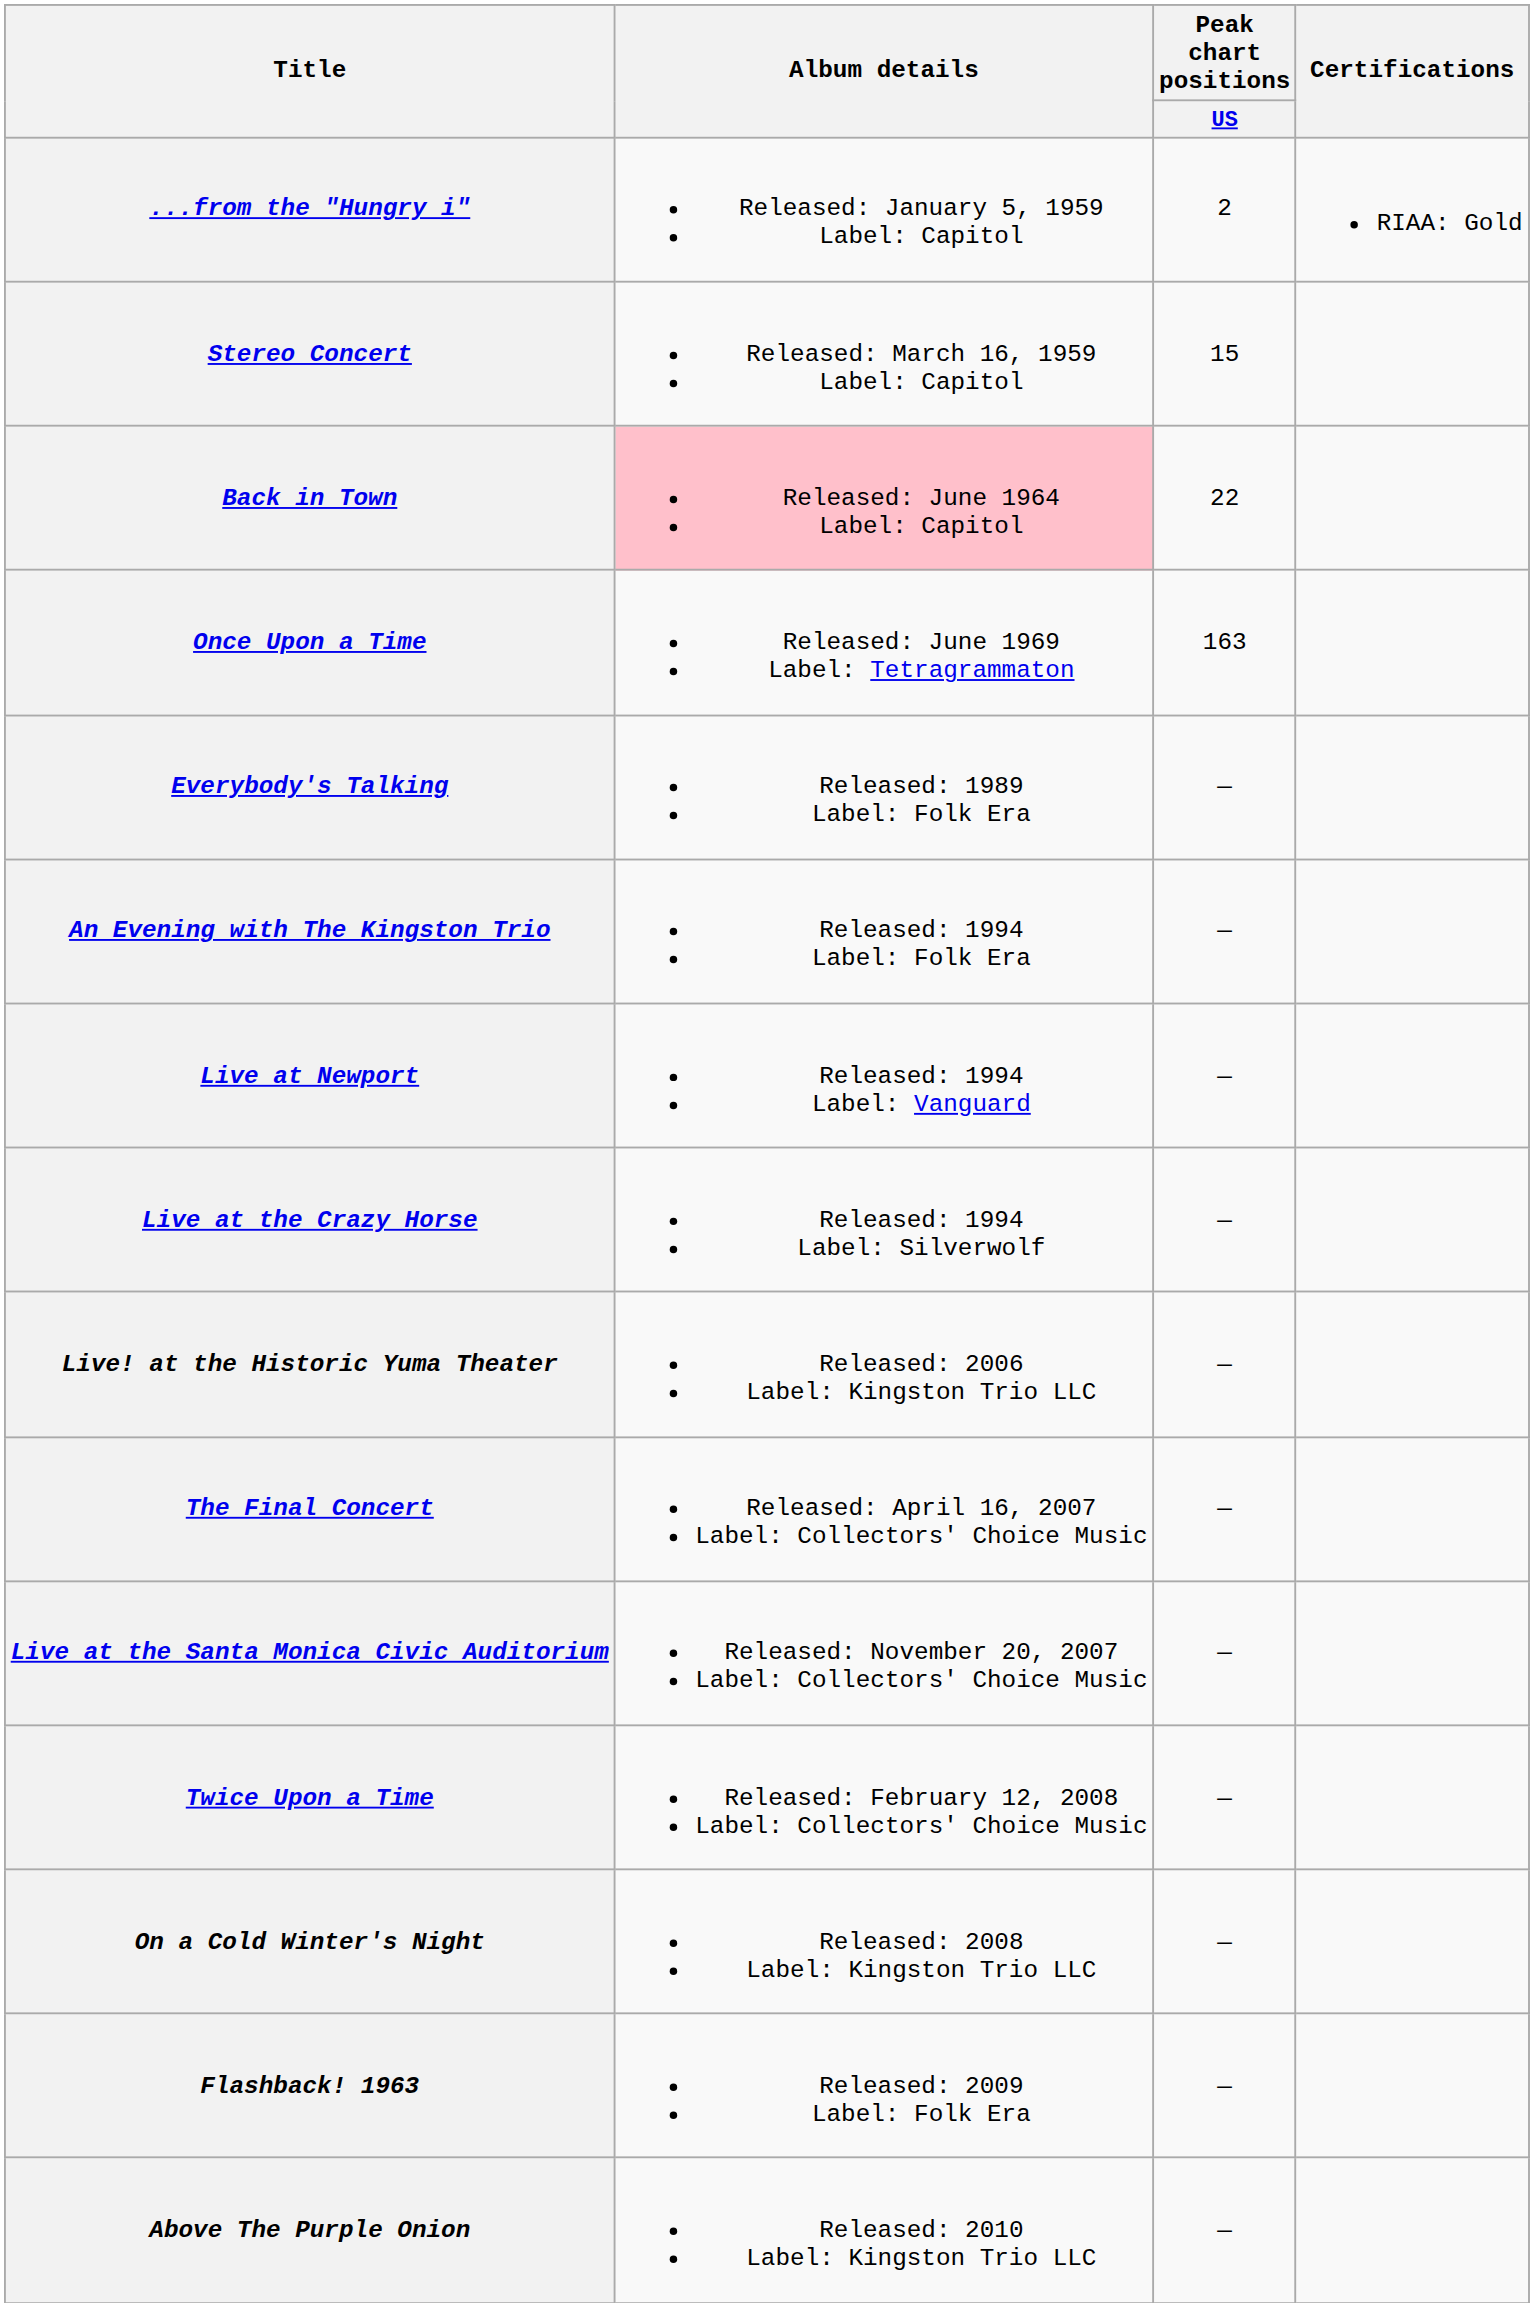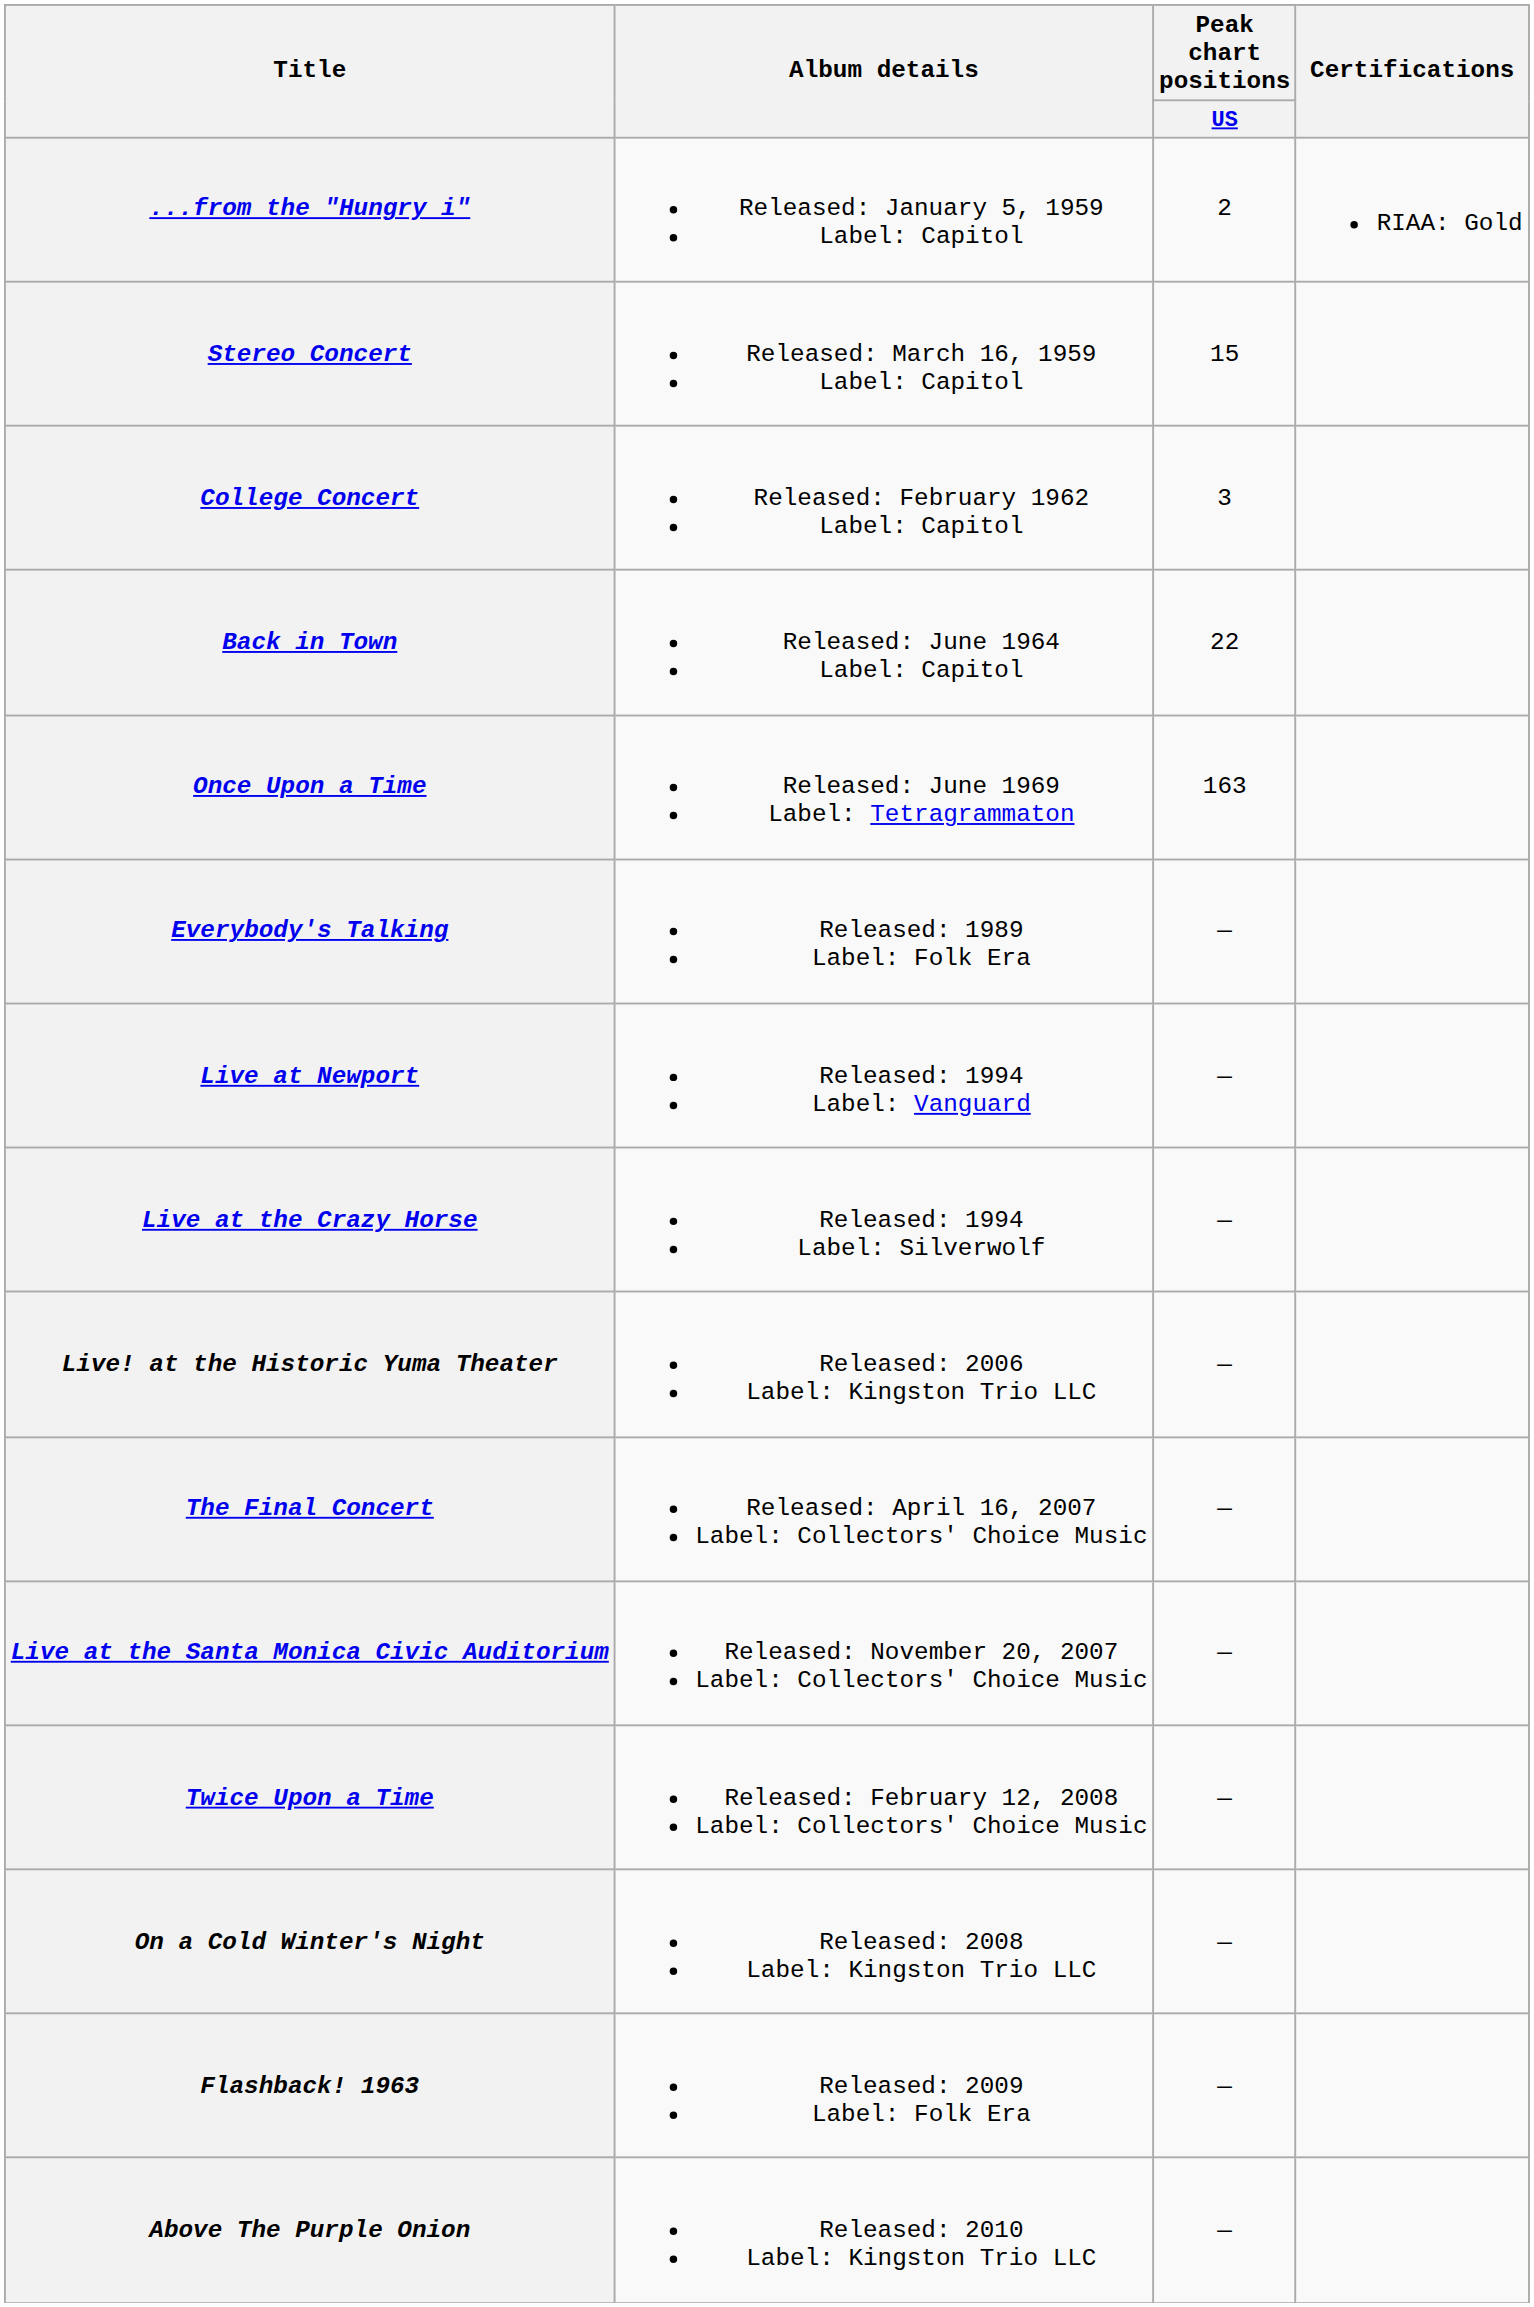+ row: (310, 498)
(884, 512) pink background -> (884, 657) no background
- row: (310, 931)
